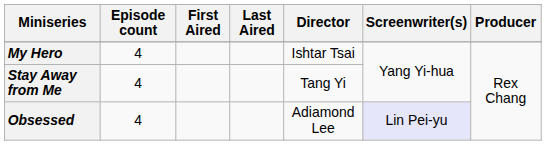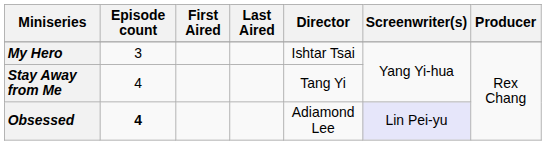(138, 53) 4 -> (138, 53) 3
(138, 120) normal -> (138, 120) bold
